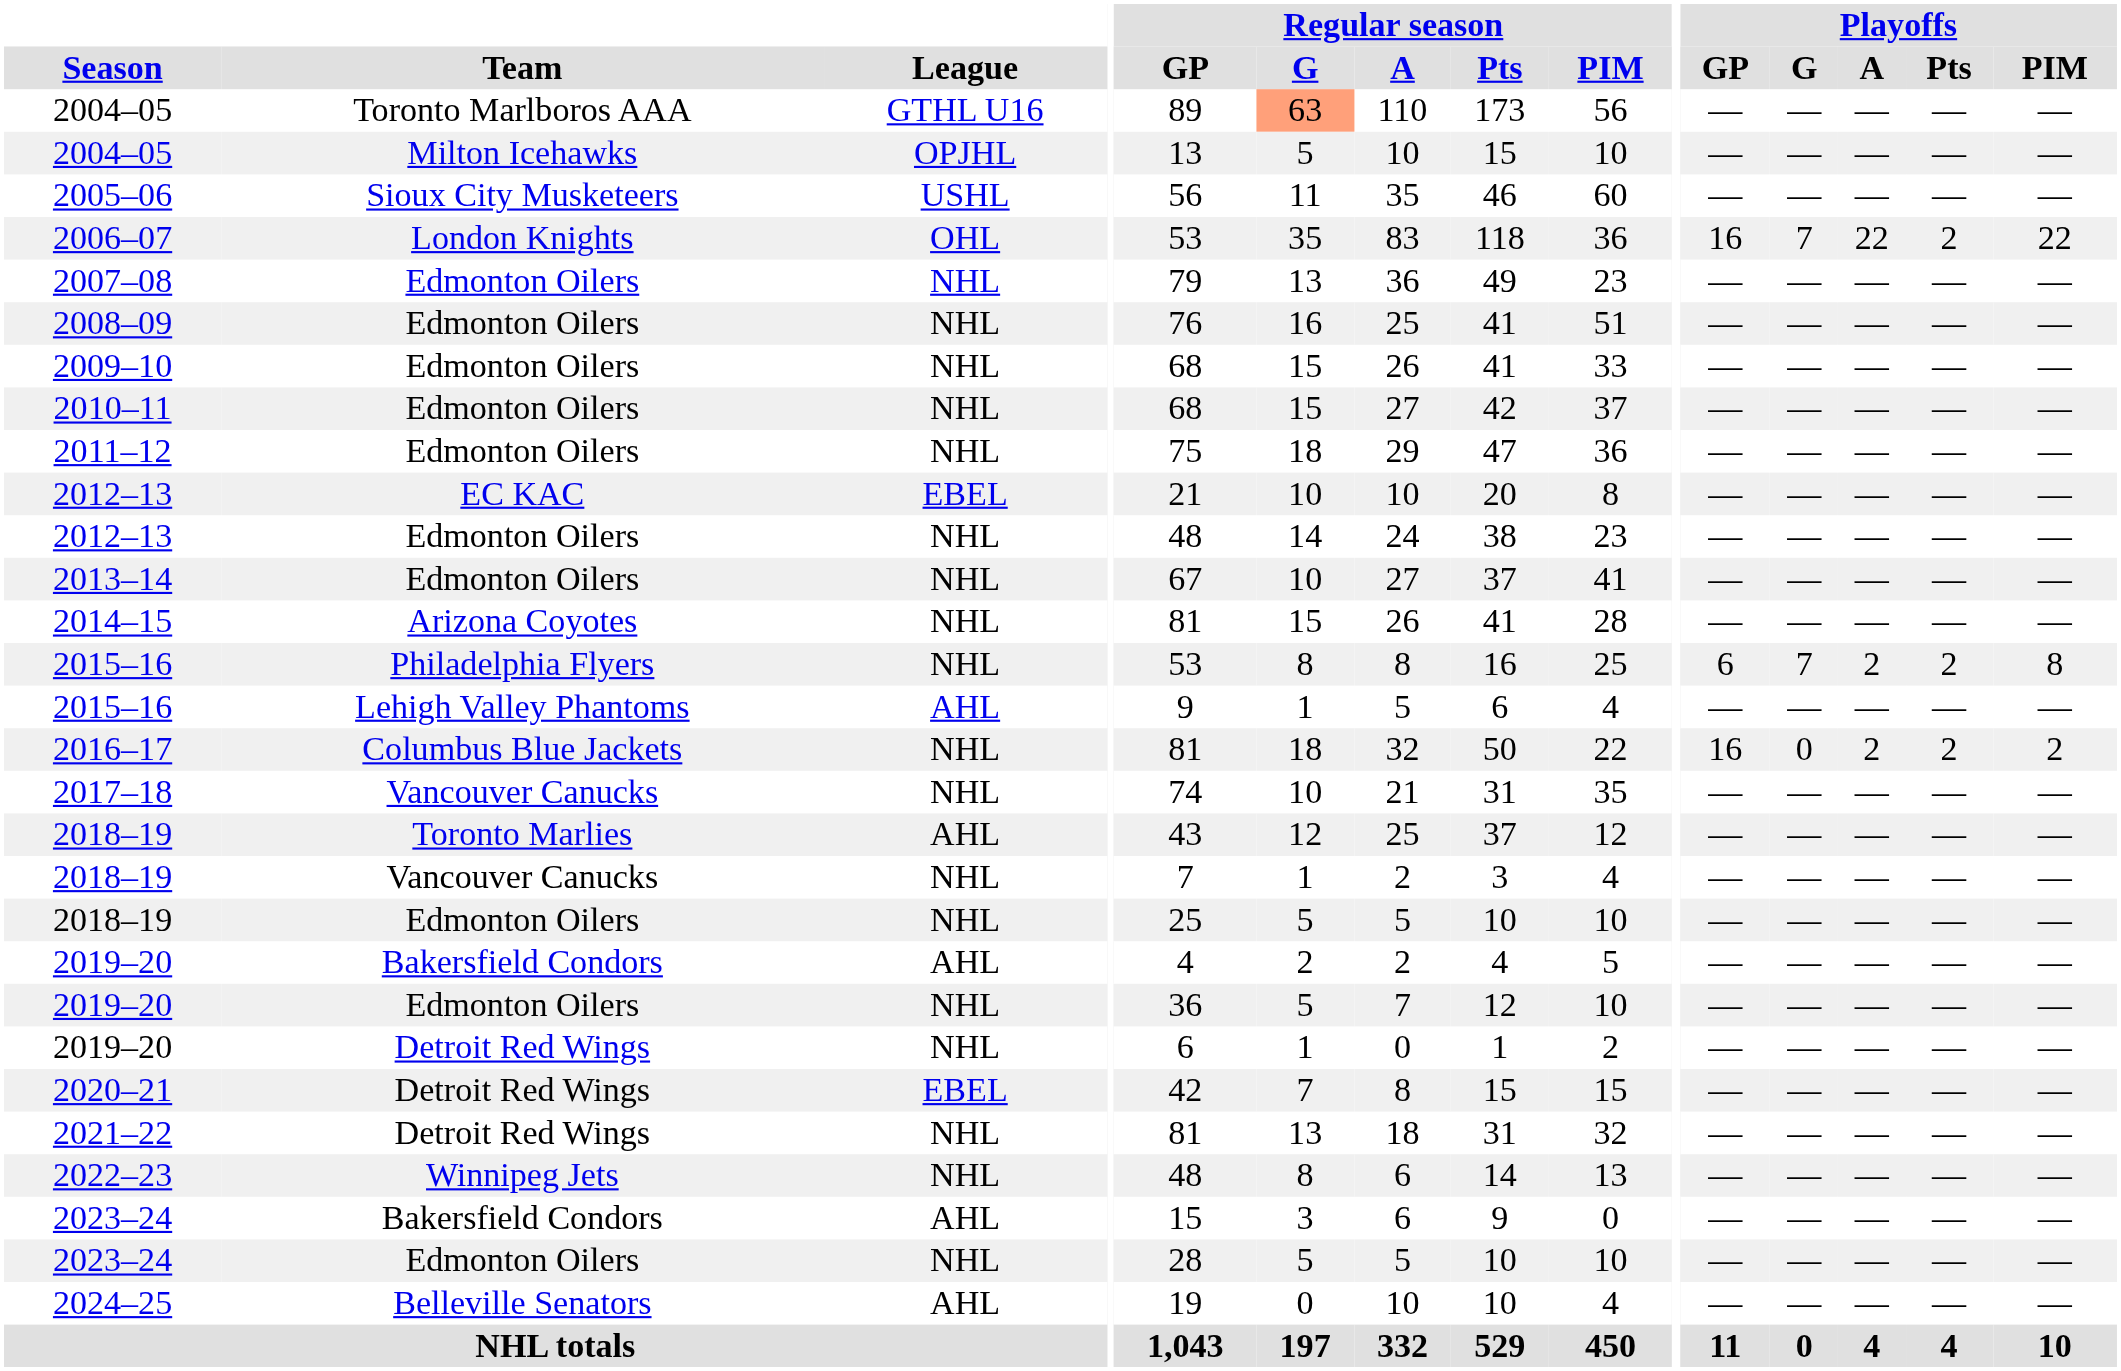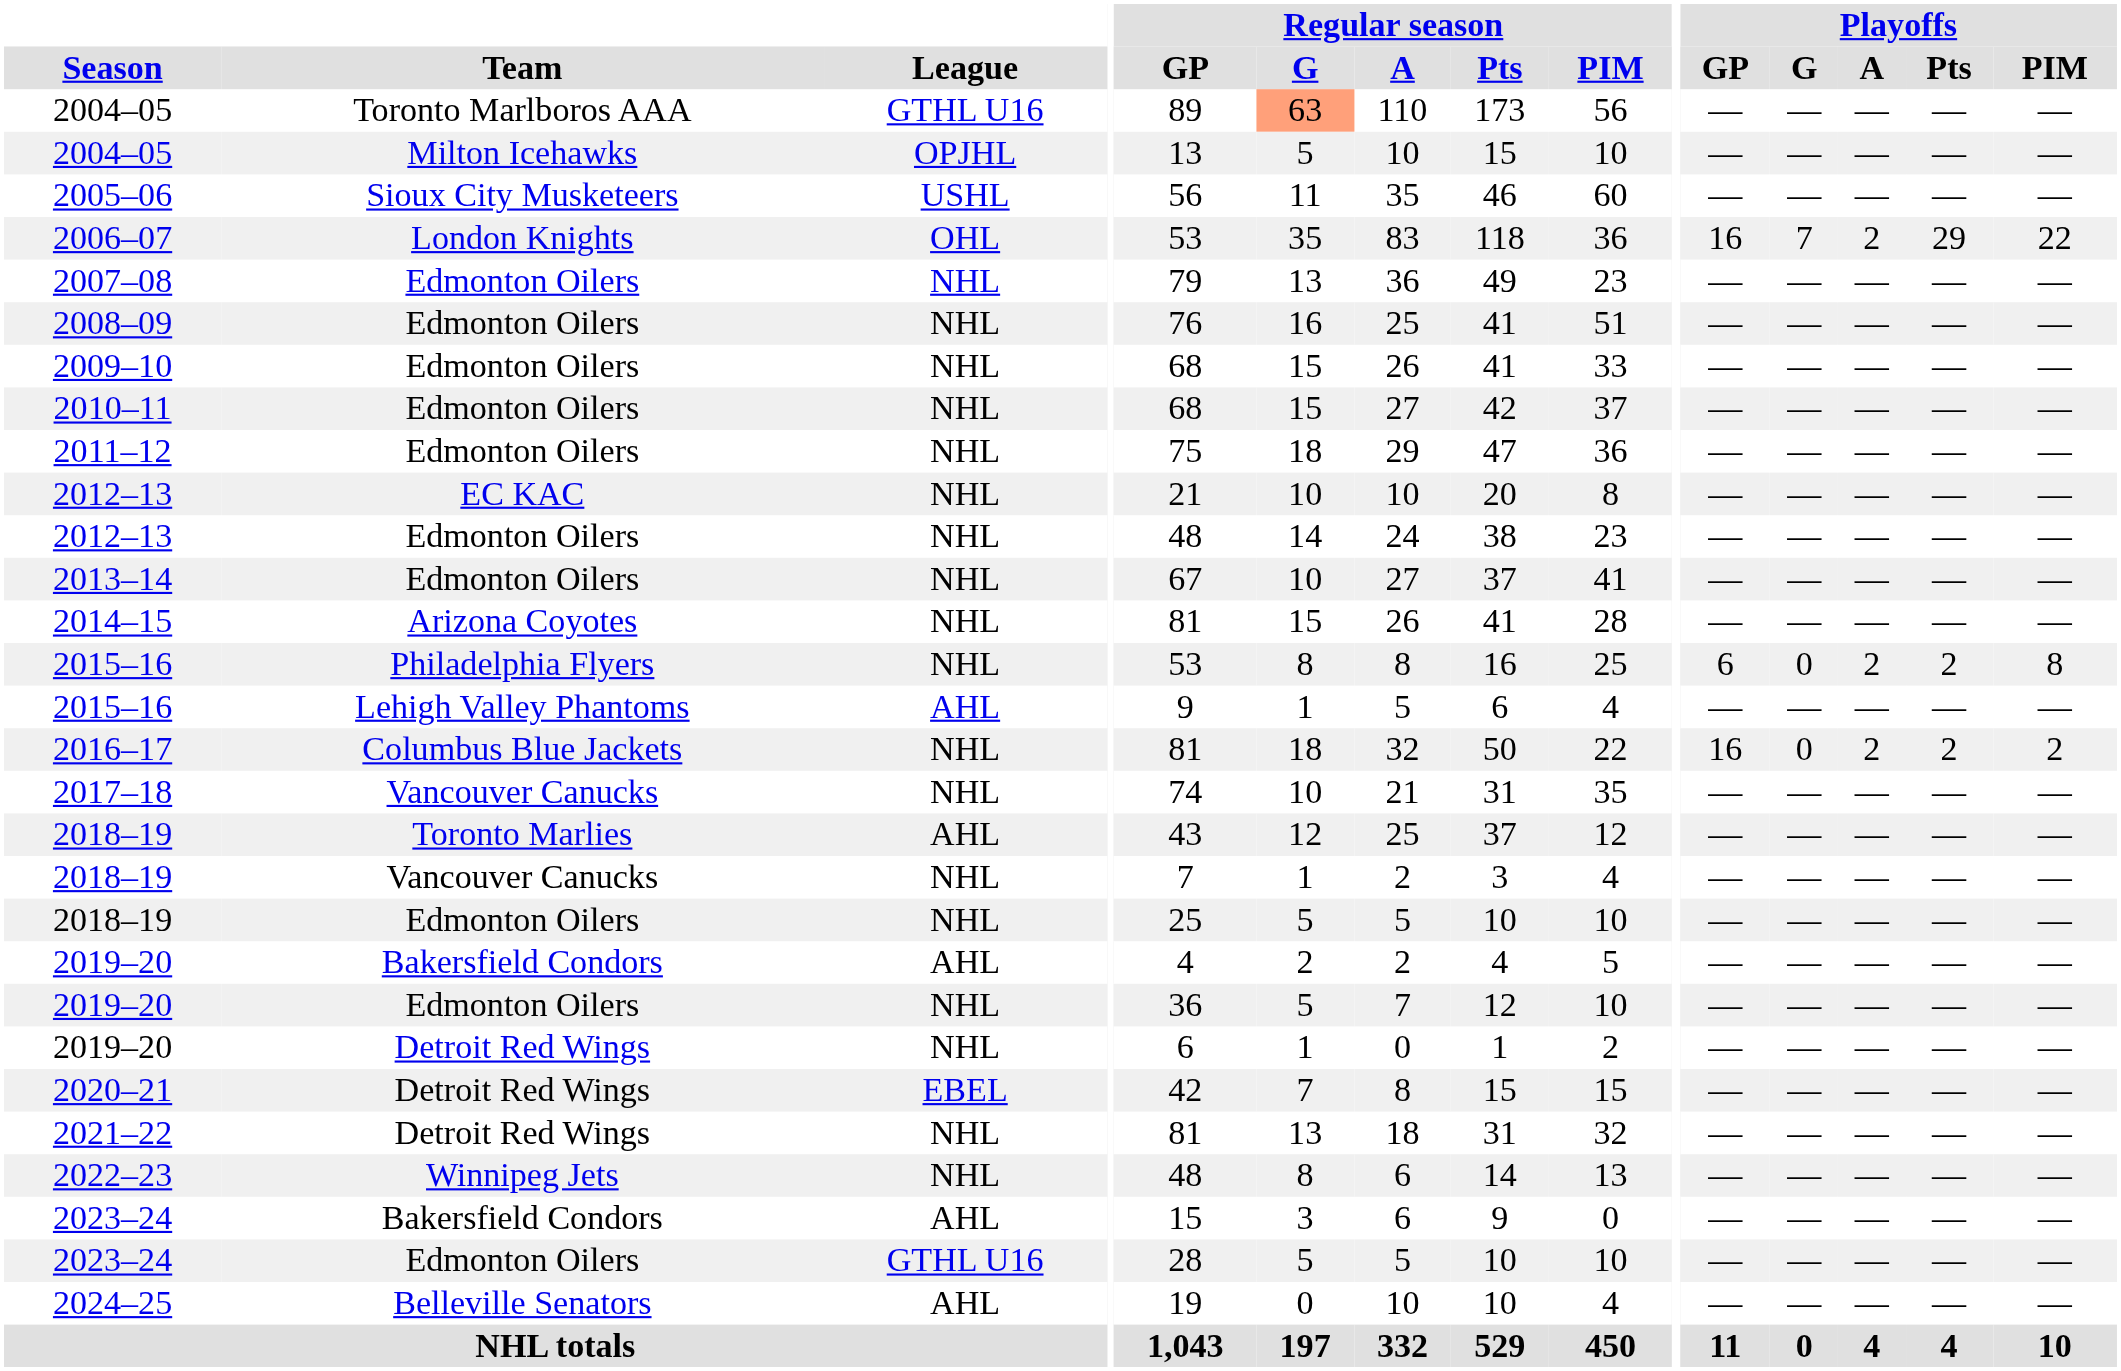(1872, 237) 22 -> (1872, 237) 2
(1949, 237) 2 -> (1949, 237) 29
(965, 493) EBEL -> (965, 493) NHL
(1804, 663) 7 -> (1804, 663) 0
(965, 1260) NHL -> (965, 1260) GTHL U16
